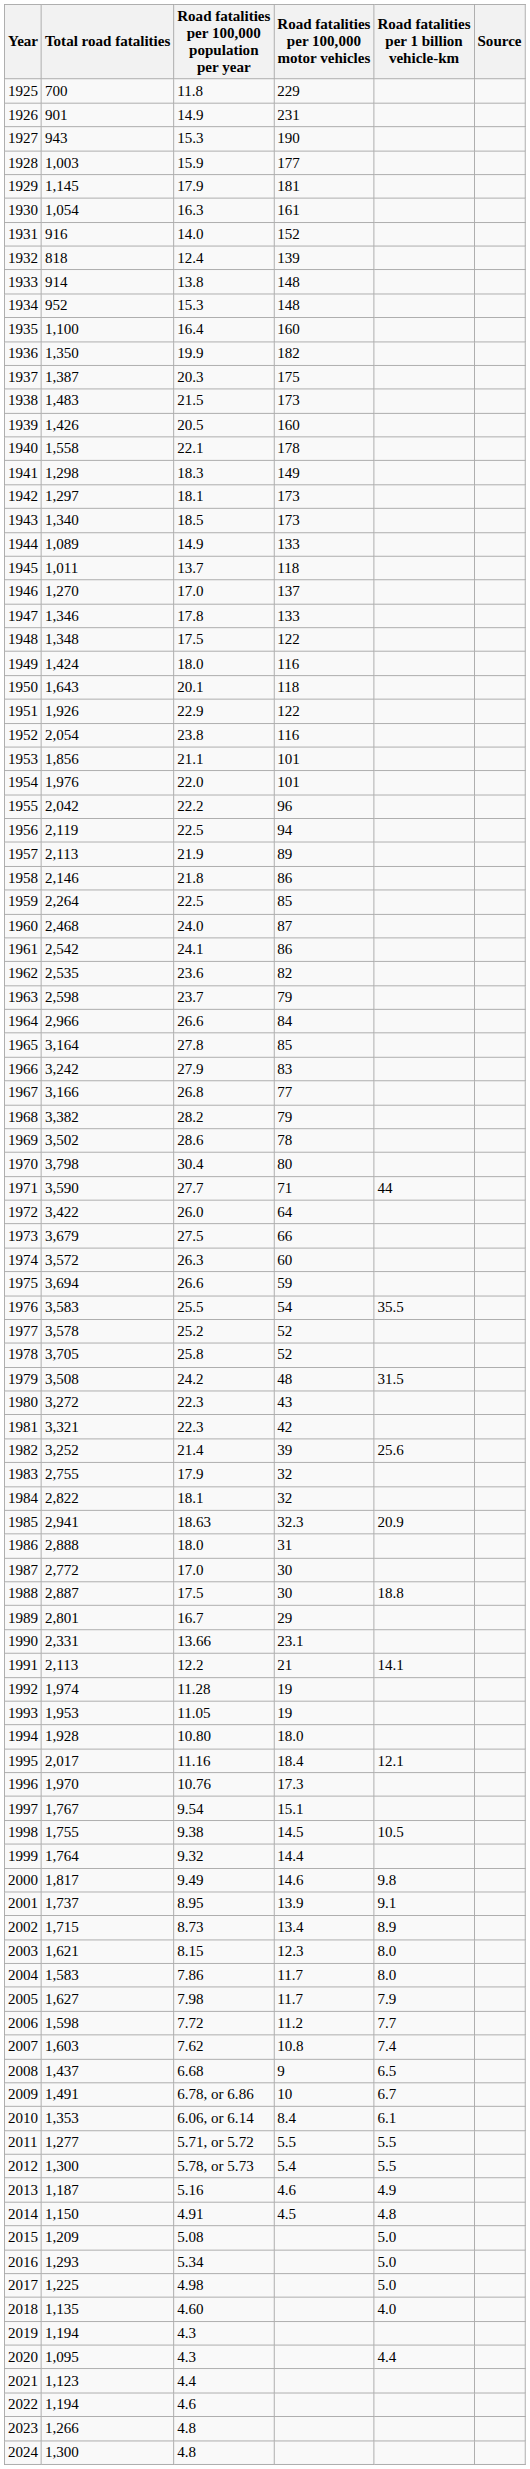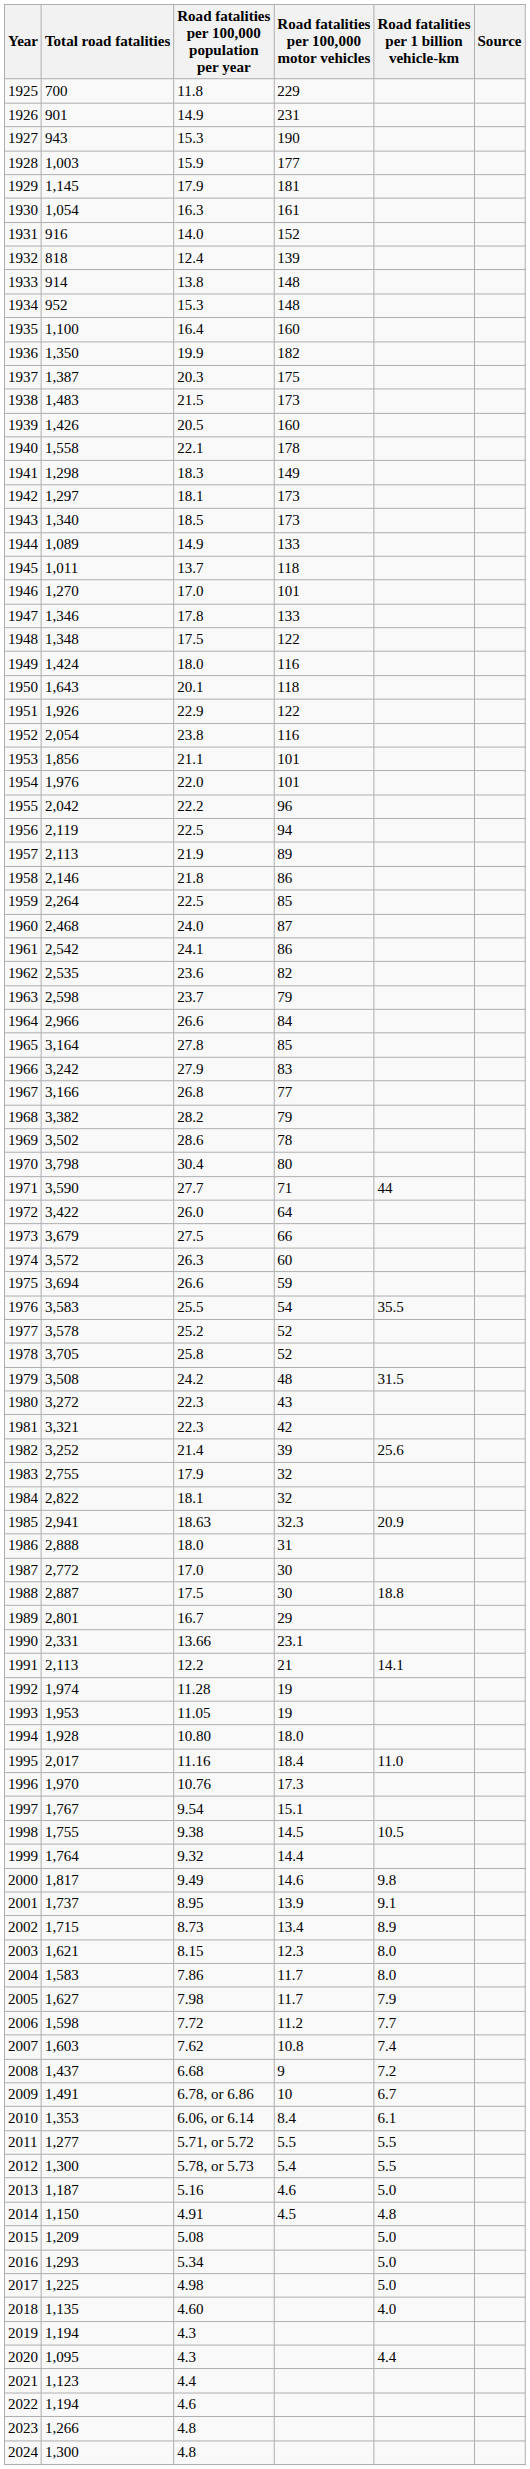(289, 591) 137 -> (289, 591) 101
(391, 1760) 12.1 -> (390, 1760) 11.0
(387, 2070) 6.5 -> (387, 2070) 7.2
(387, 2190) 4.9 -> (387, 2190) 5.0
